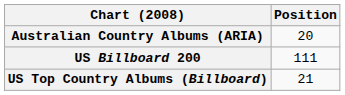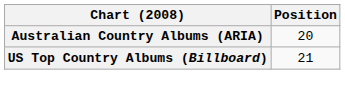- row: (138, 58)
